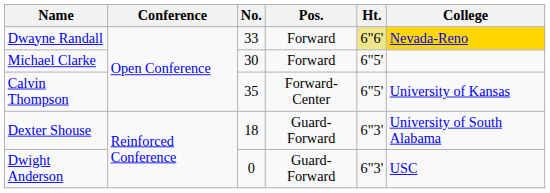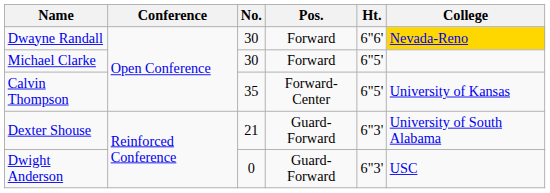(251, 38) 33 -> (251, 38) 30
(372, 38) khaki background -> (372, 38) no background
(251, 130) 18 -> (251, 130) 21
